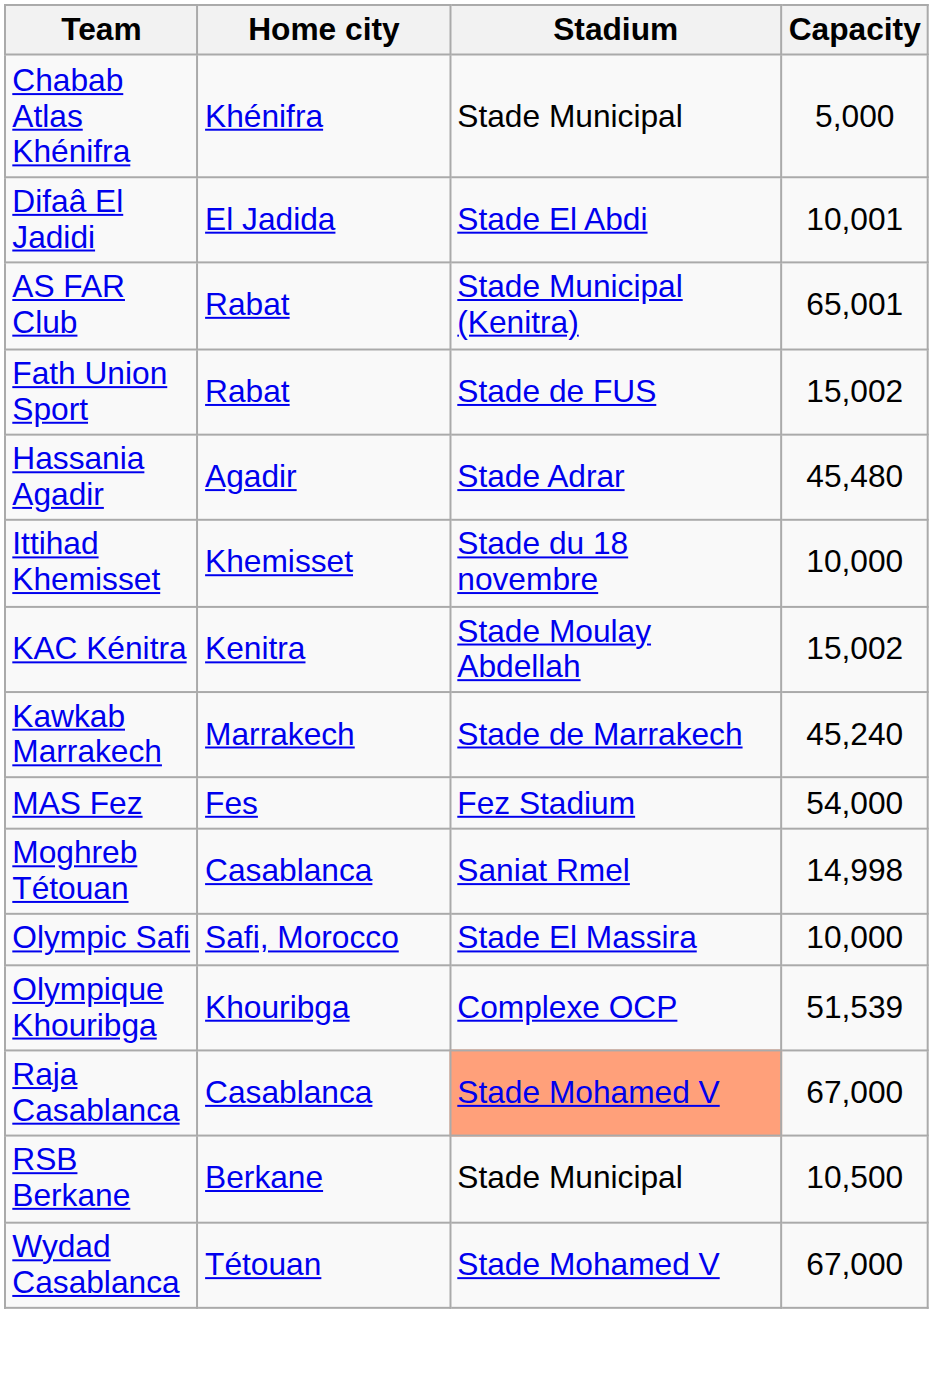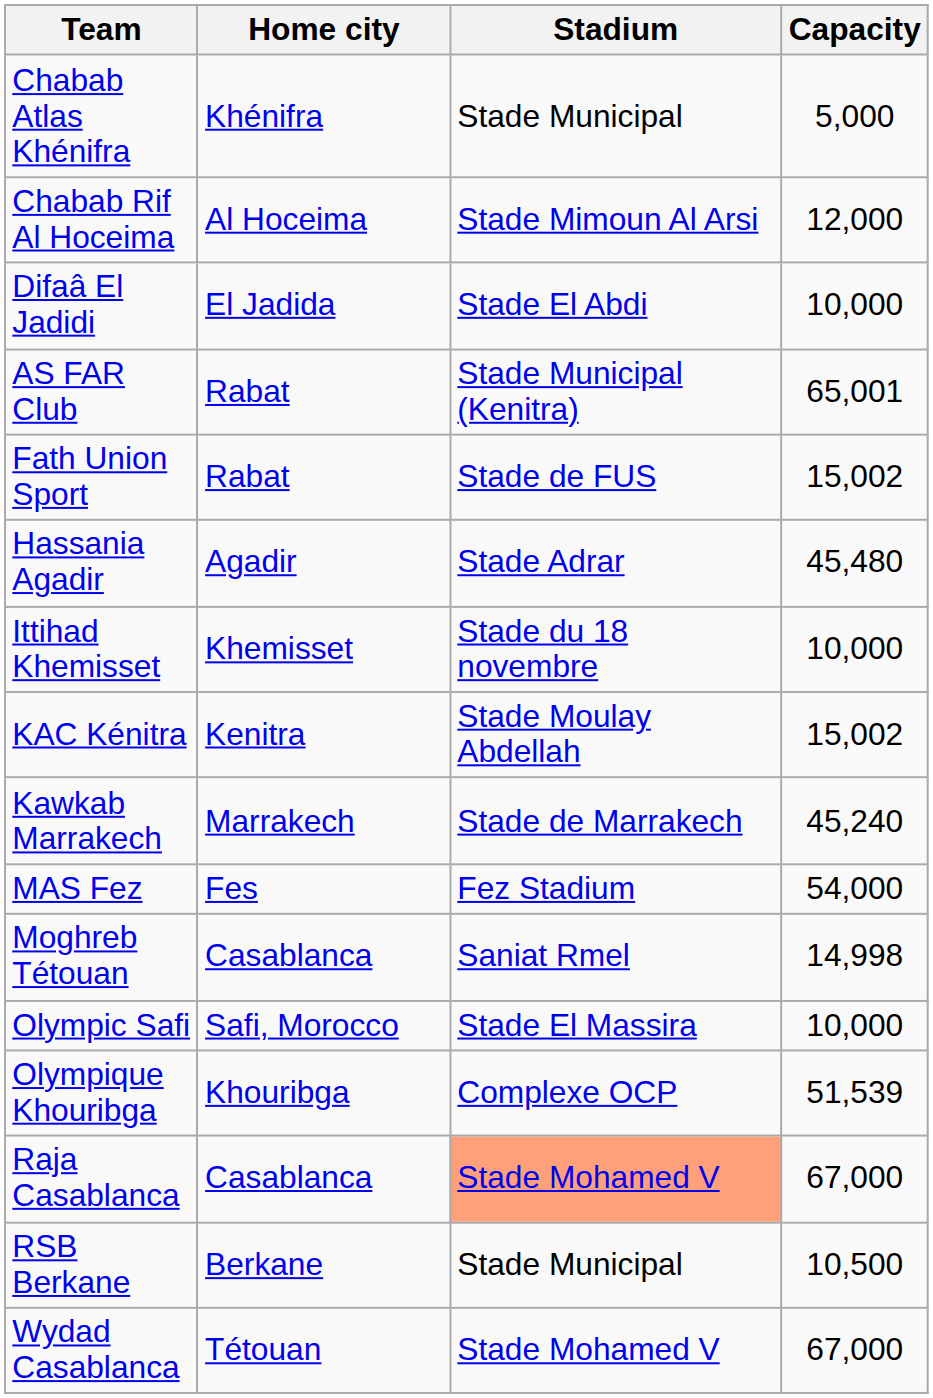+ row: (93, 219)
(855, 219) 10,001 -> (855, 305) 10,000
